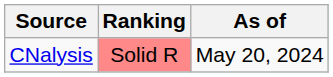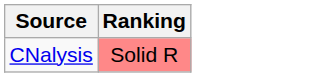- column: (260, 21)
